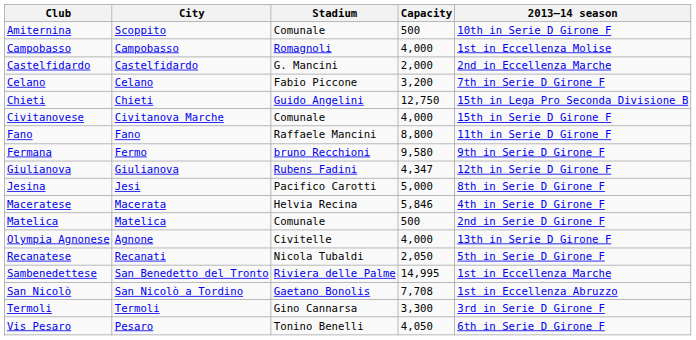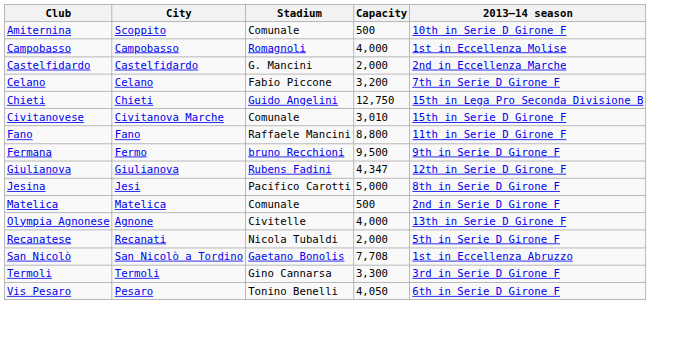(417, 117) 4,000 -> (372, 117) 3,010
(417, 152) 9,580 -> (372, 152) 9,500
- row: (39, 204)
(417, 256) 2,050 -> (372, 239) 2,000
- row: (52, 274)
